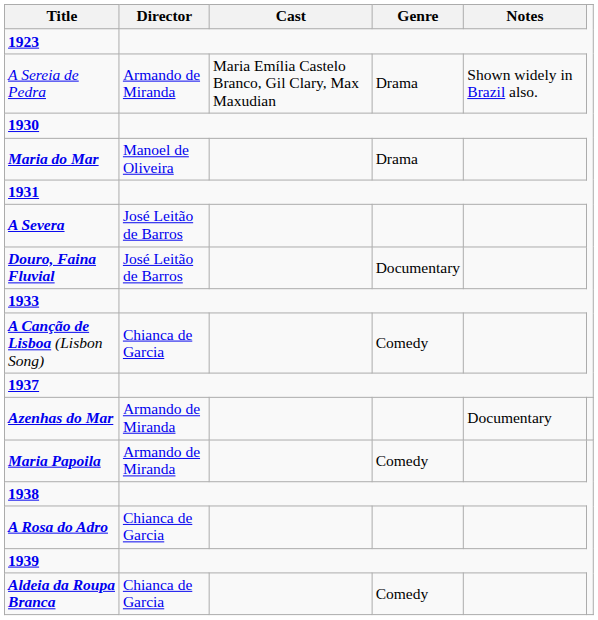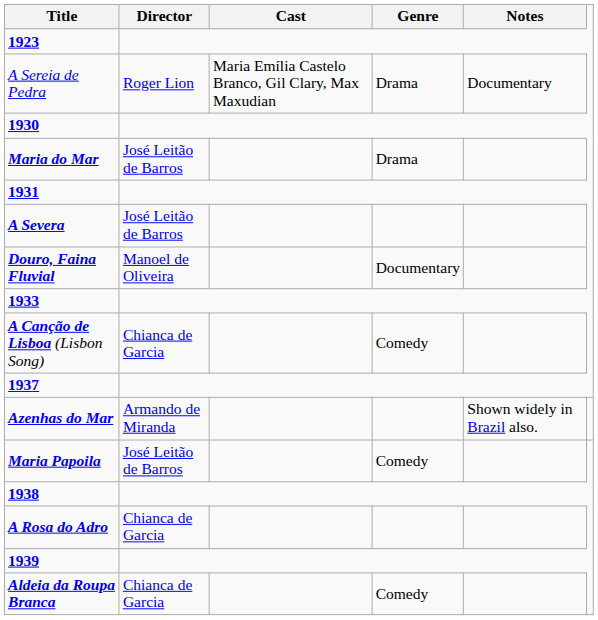(161, 83) Armando de Miranda -> (158, 83) Roger Lion
(520, 83) Shown widely in Brazil also. -> (510, 83) Documentary
(156, 158) Manoel de Oliveira -> (158, 158) José Leitão de Barros
(158, 267) José Leitão de Barros -> (156, 267) Manoel de Oliveira
(510, 418) Documentary -> (520, 418) Shown widely in Brazil also.
(161, 460) Armando de Miranda -> (158, 460) José Leitão de Barros
